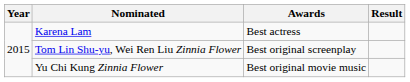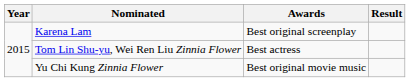(273, 31) Best actress -> (301, 31) Best original screenplay
(301, 49) Best original screenplay -> (273, 49) Best actress
